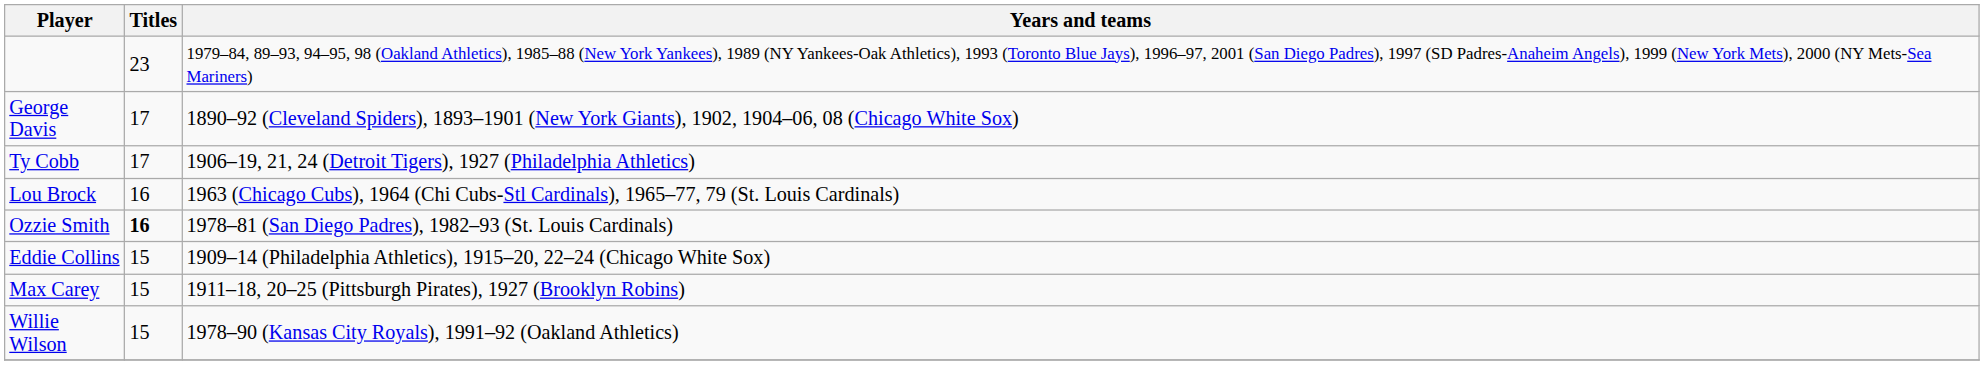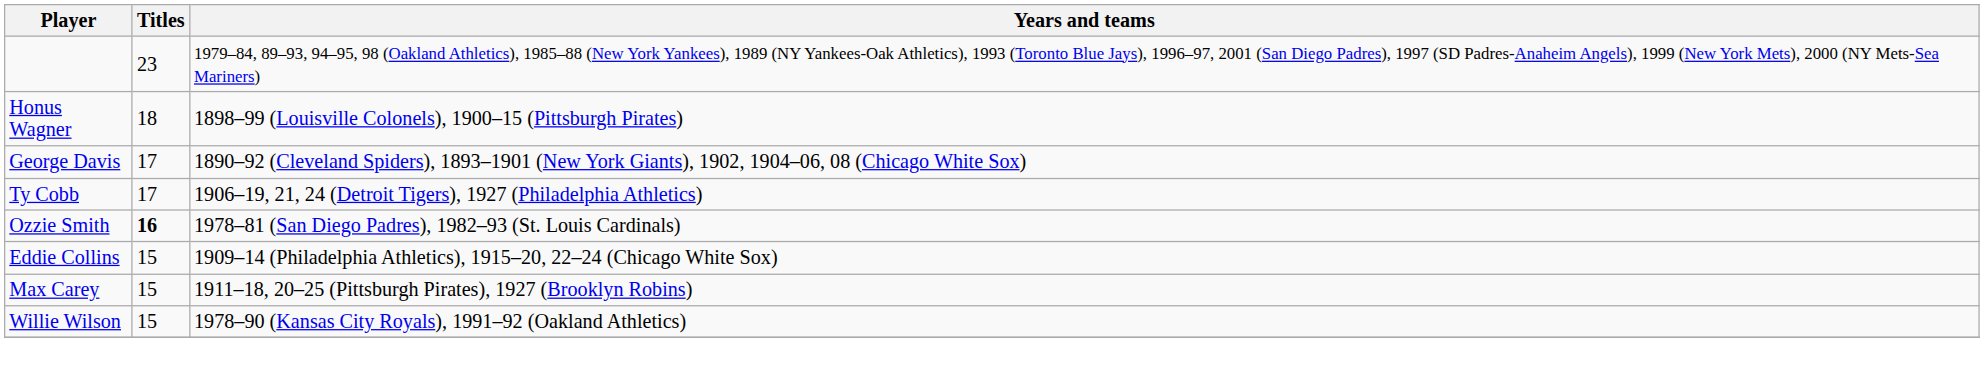+ row: (40, 118)
- row: (53, 193)
